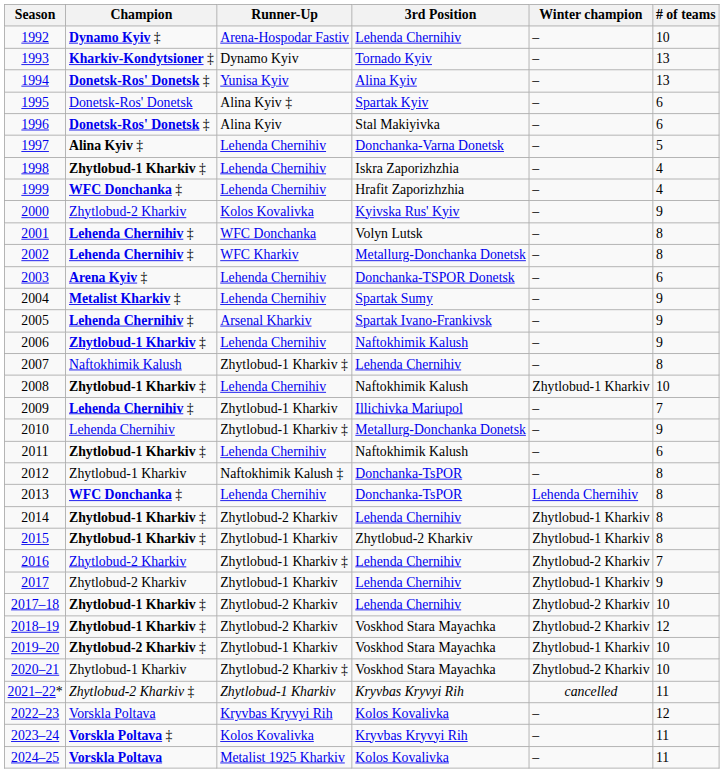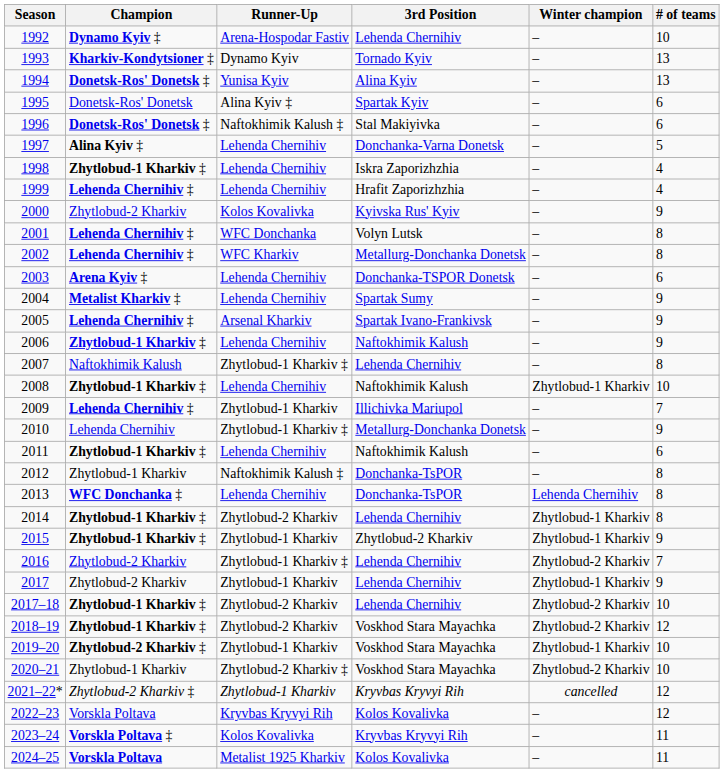(251, 124) Alina Kyiv -> (282, 124) Naftokhimik Kalush ‡
(126, 189) WFC Donchanka ‡ -> (131, 189) Lehenda Chernihiv ‡
(659, 539) 8 -> (659, 539) 9
(663, 691) 11 -> (663, 691) 12
